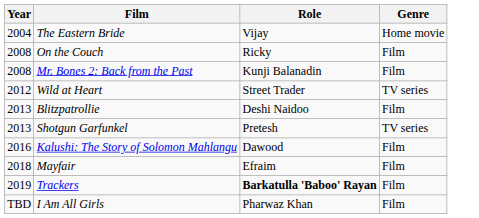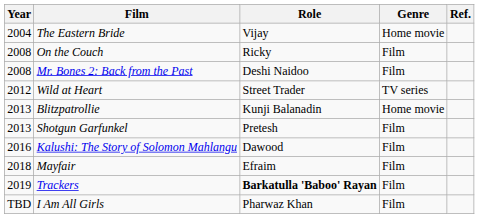+ column: (460, 14)
(282, 71) Kunji Balanadin -> (276, 71) Deshi Naidoo
(276, 109) Deshi Naidoo -> (282, 109) Kunji Balanadin
(393, 109) Film -> (413, 109) Home movie
(405, 128) TV series -> (393, 128) Film
